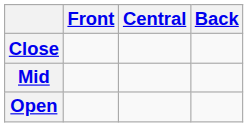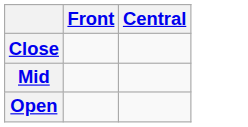- column: (217, 19)
